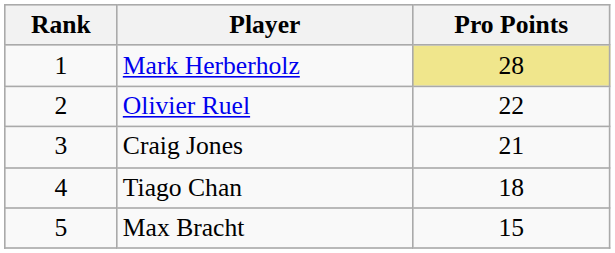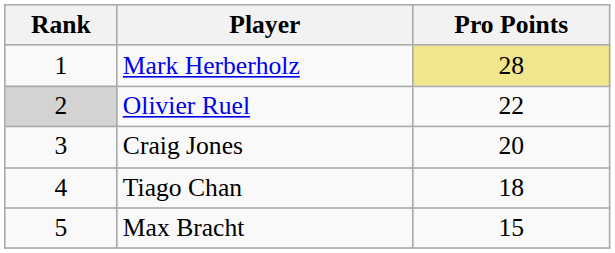(61, 106) no background -> (61, 106) lightgrey background
(511, 146) 21 -> (511, 146) 20
